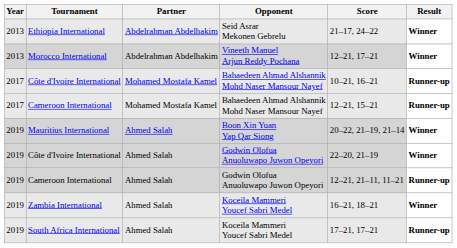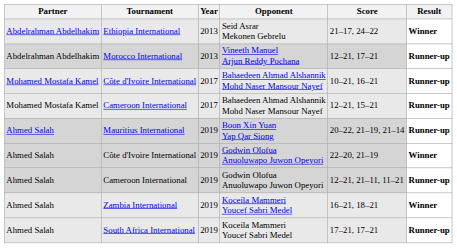columns swapped: (15, 12) <-> (171, 12)
(423, 56) Winner -> (429, 56) Runner-up
(423, 131) Winner -> (429, 131) Runner-up
